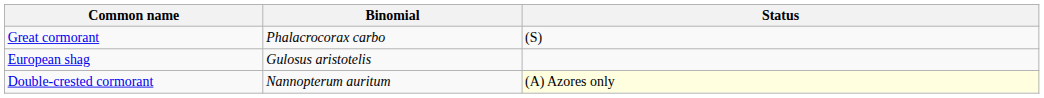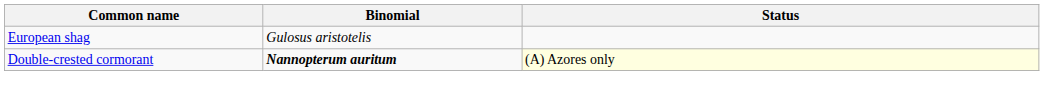- row: (53, 37)
(328, 81) normal -> (332, 59) bold
